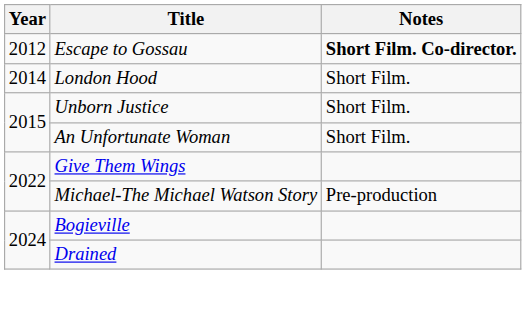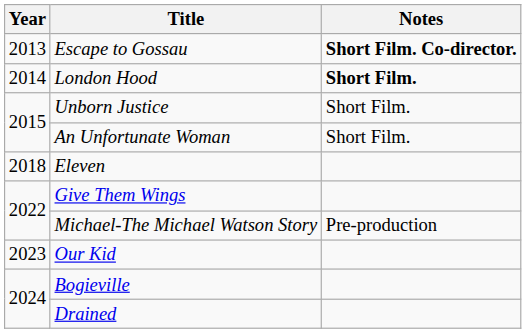(27, 48) 2012 -> (27, 48) 2013
(368, 78) normal -> (371, 78) bold
+ row: (80, 166)
+ row: (85, 254)
